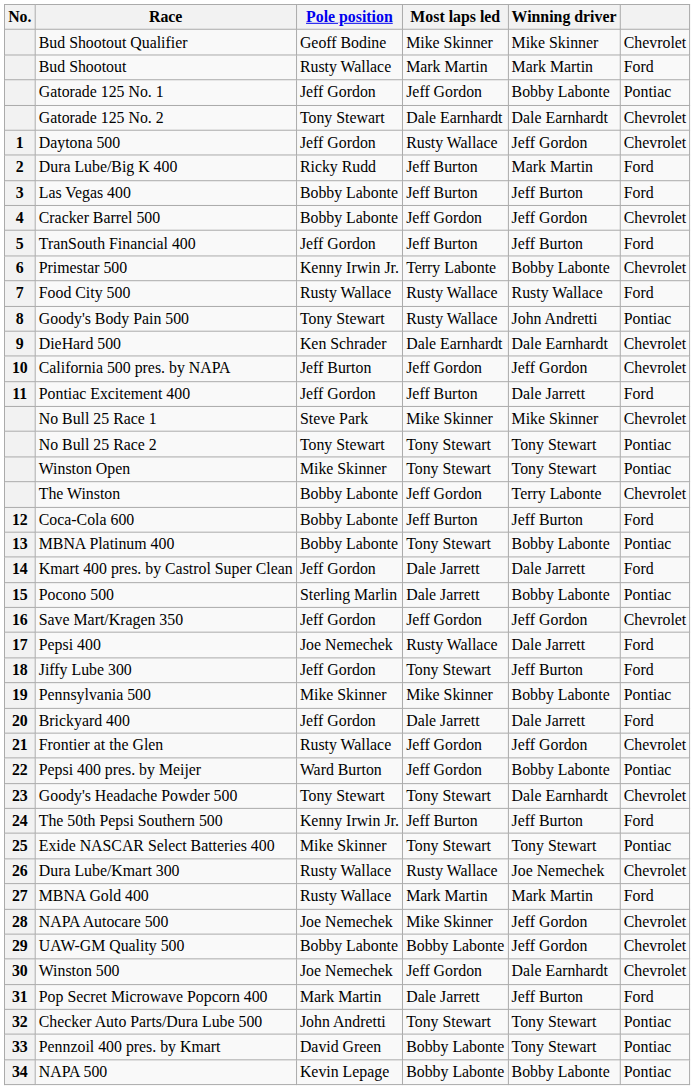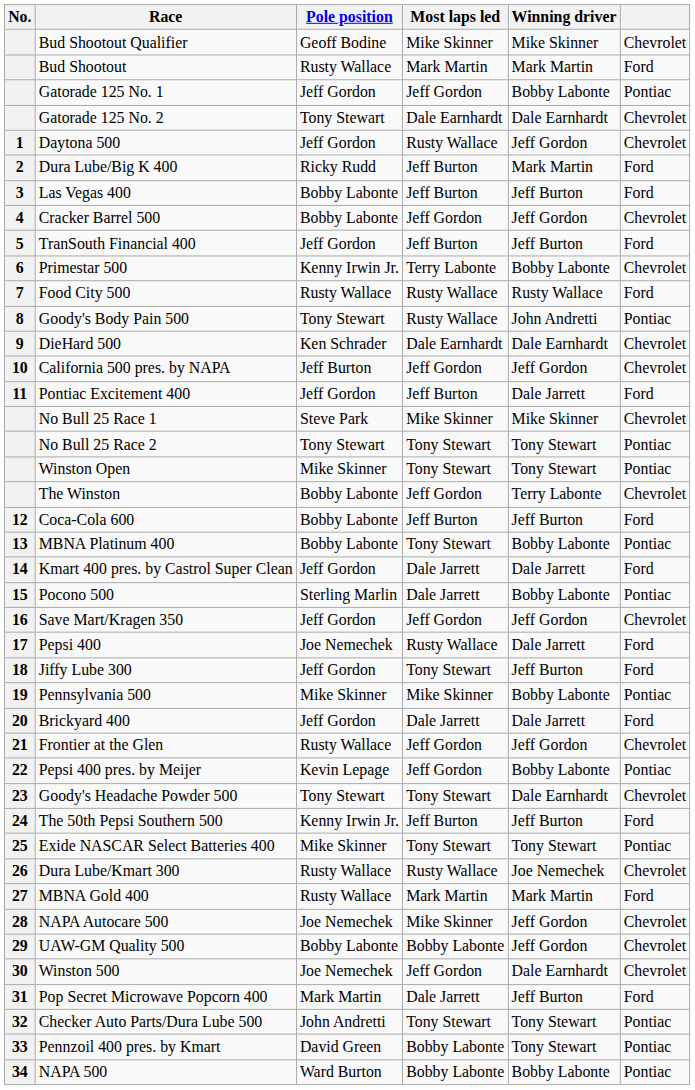(341, 770) Ward Burton -> (345, 770) Kevin Lepage
(345, 1072) Kevin Lepage -> (341, 1072) Ward Burton
